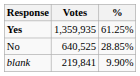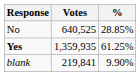rows swapped: (14, 29) <-> (13, 46)
